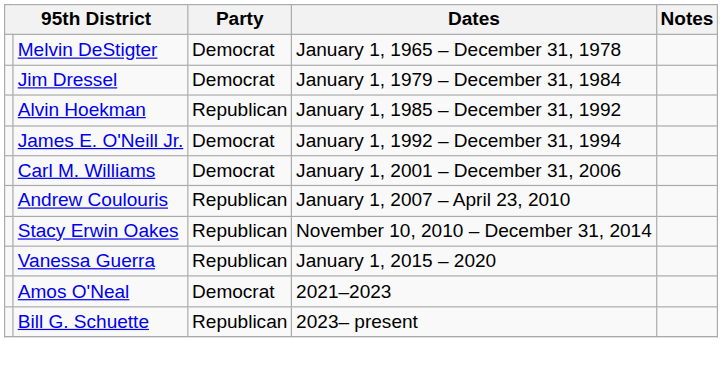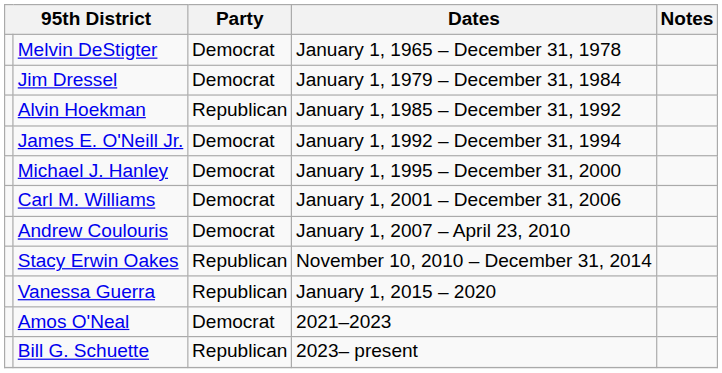+ row: (93, 170)
(240, 200) Republican -> (233, 230) Democrat
